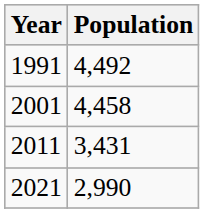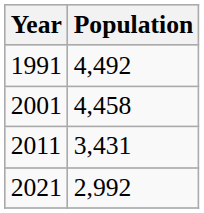(103, 187) 2,990 -> (103, 187) 2,992
